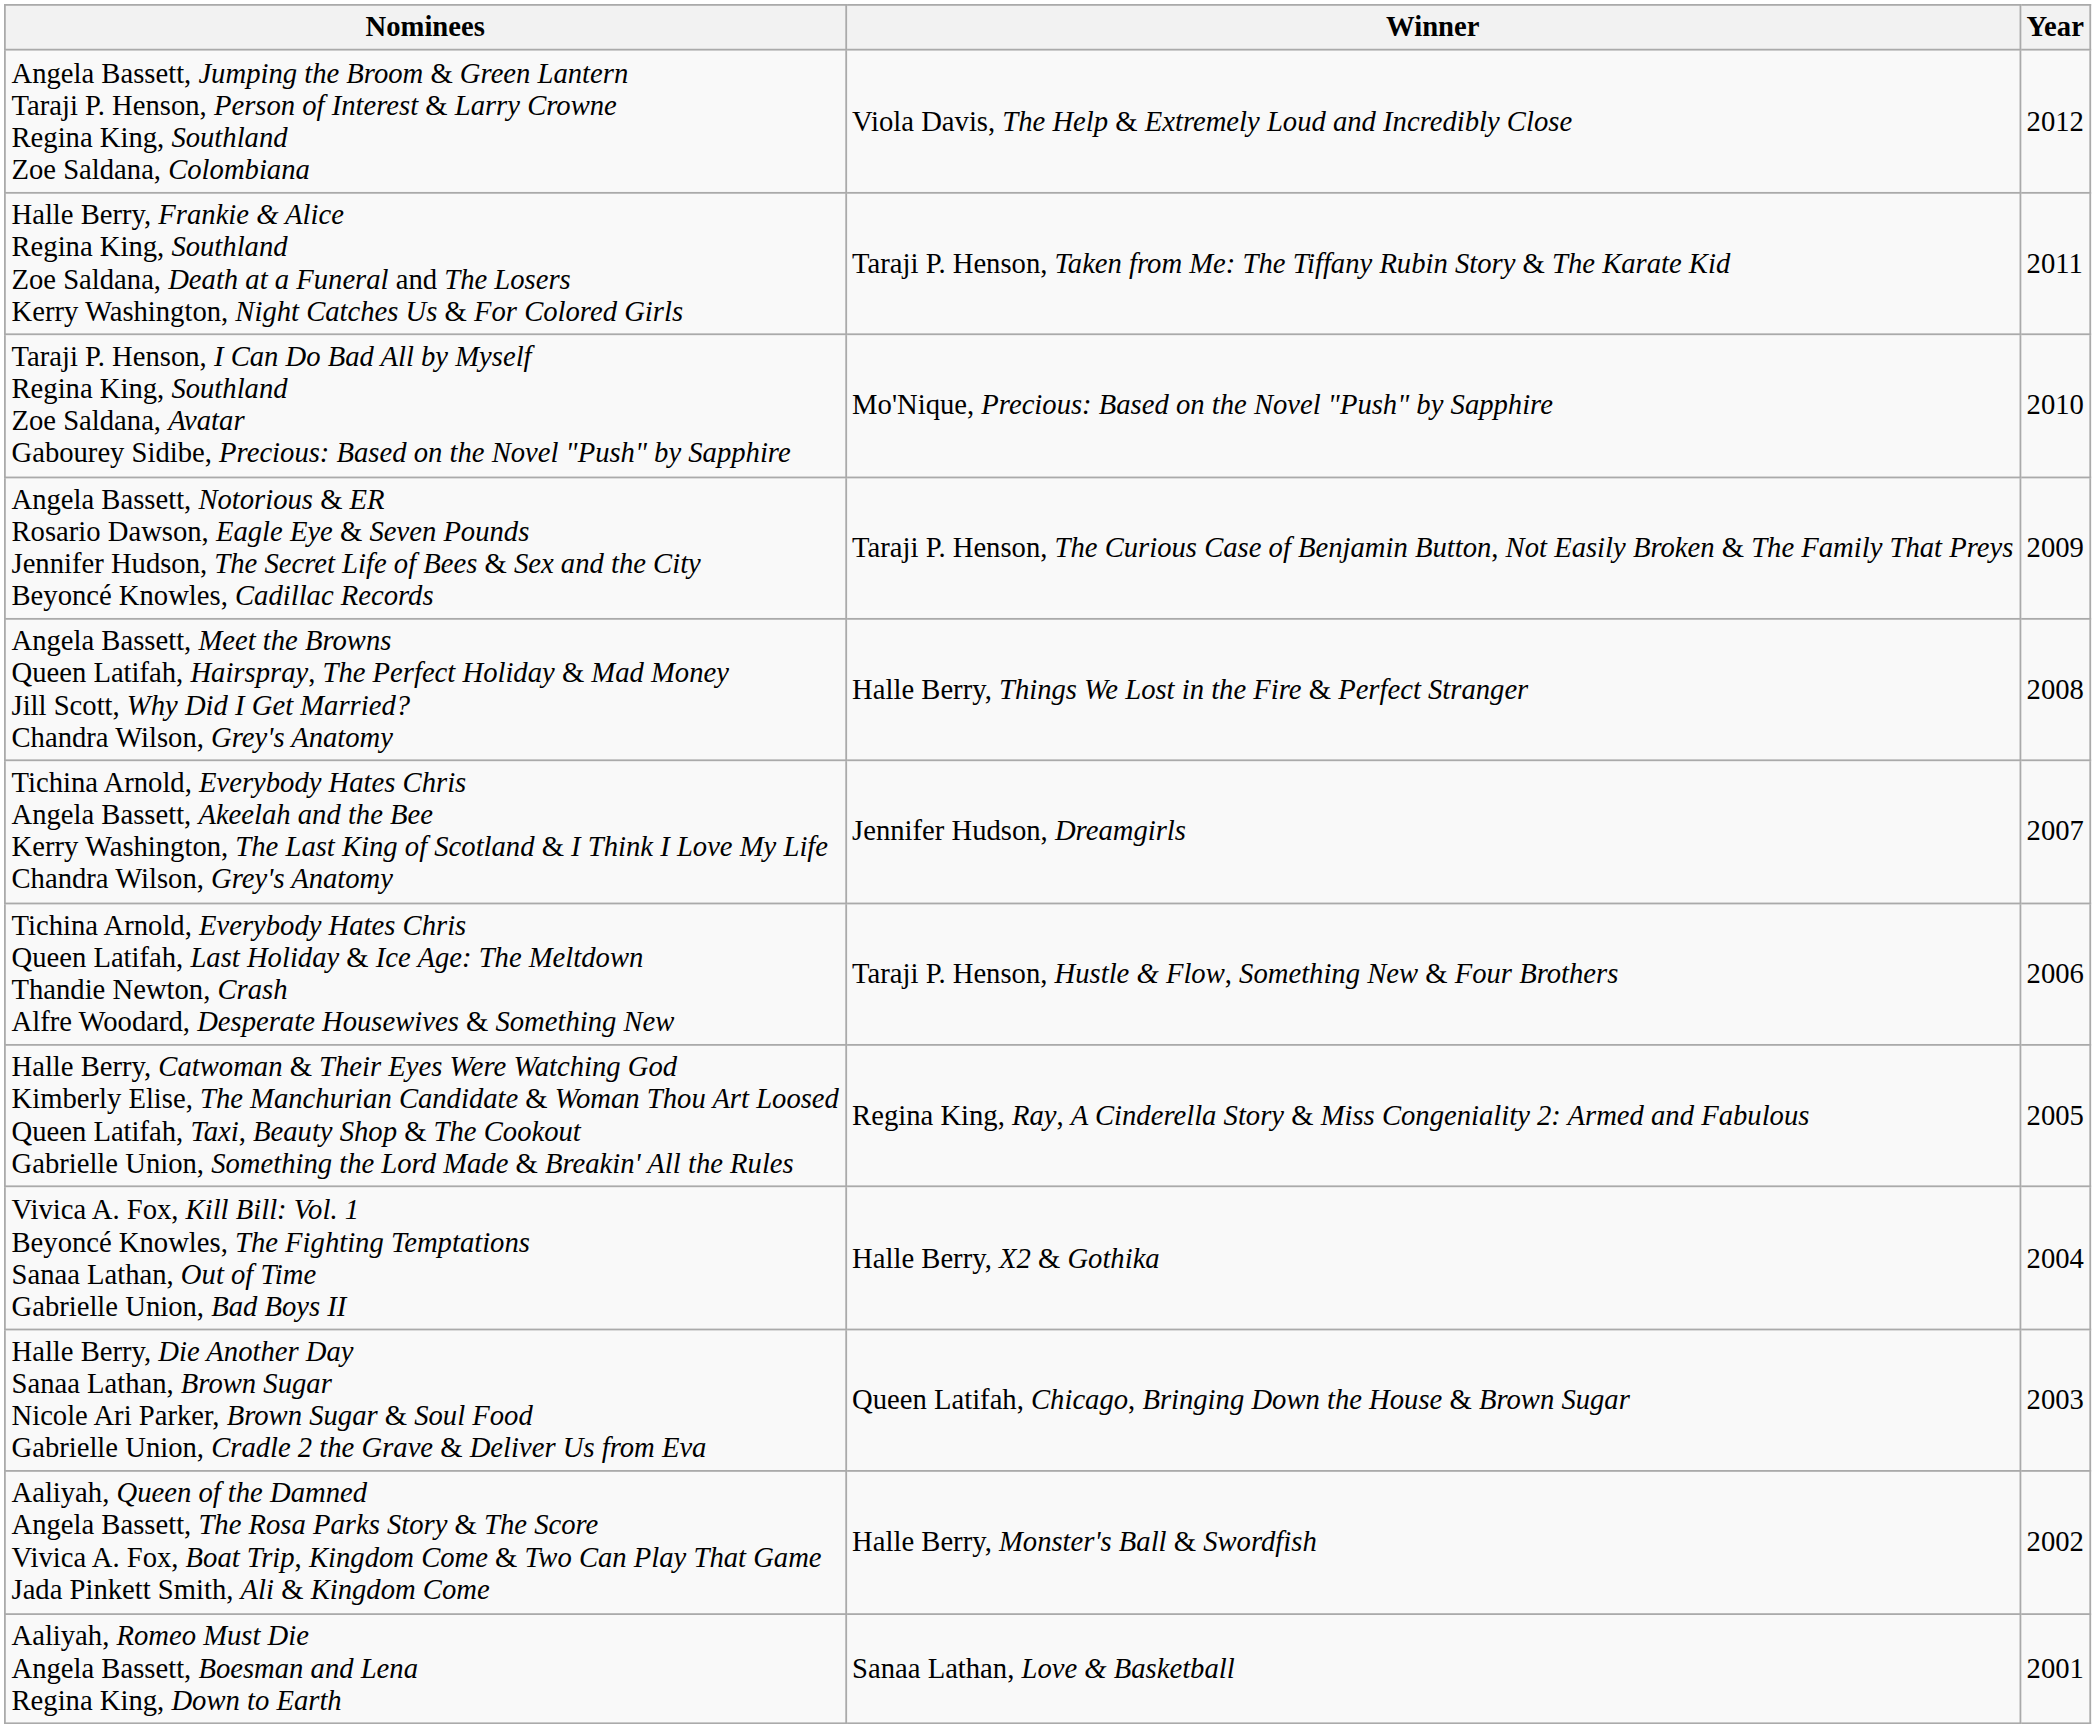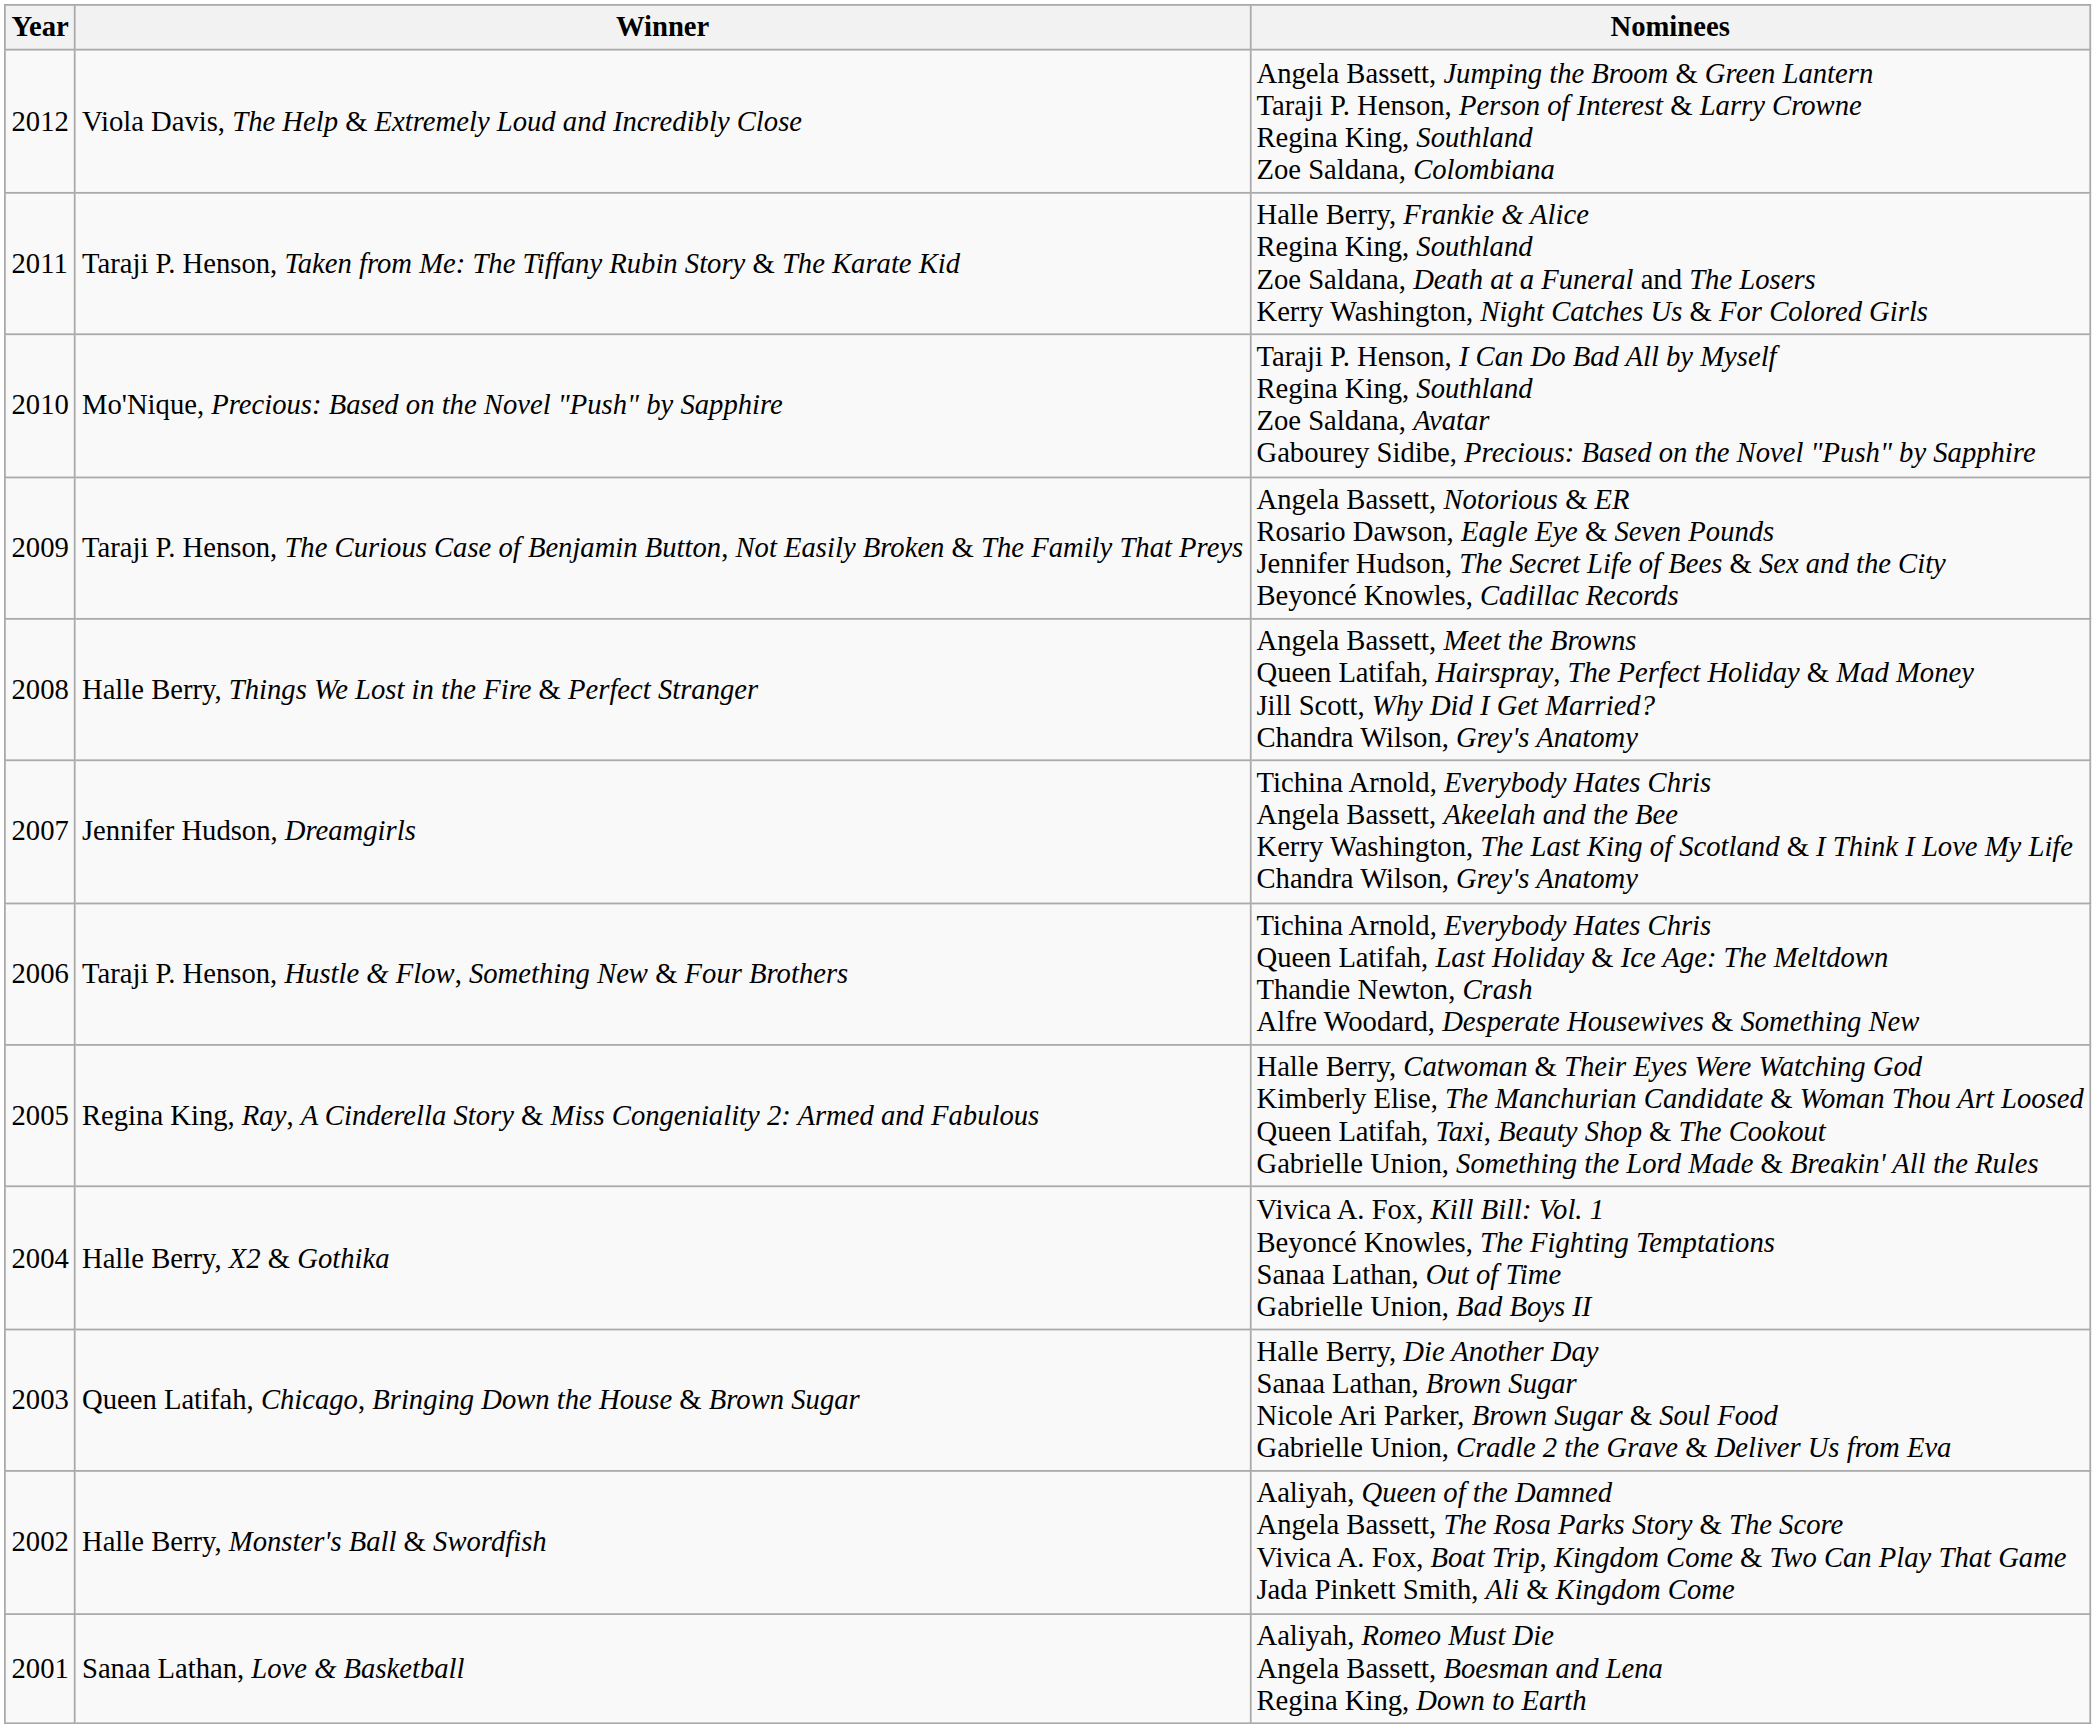columns swapped: (2055, 27) <-> (425, 27)
